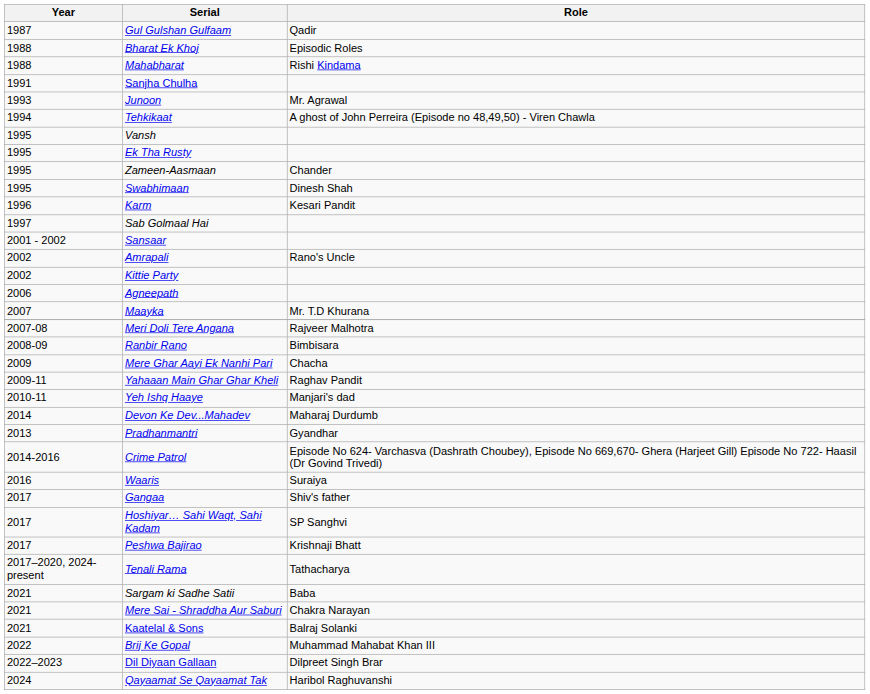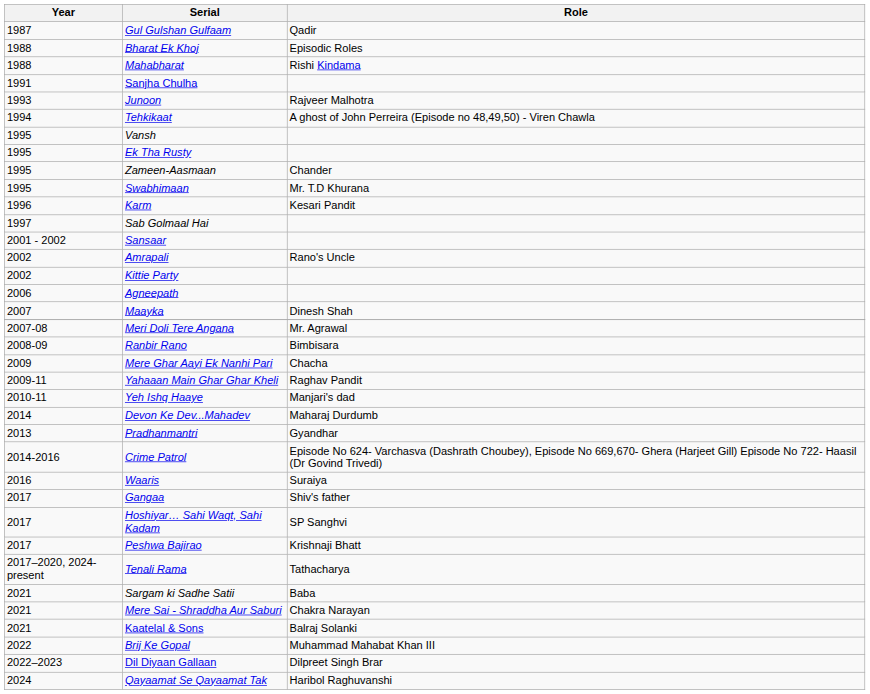(318, 100) Mr. Agrawal -> (332, 100) Rajveer Malhotra
(321, 188) Dinesh Shah -> (329, 188) Mr. T.D Khurana
(329, 310) Mr. T.D Khurana -> (321, 310) Dinesh Shah
(332, 328) Rajveer Malhotra -> (318, 328) Mr. Agrawal
